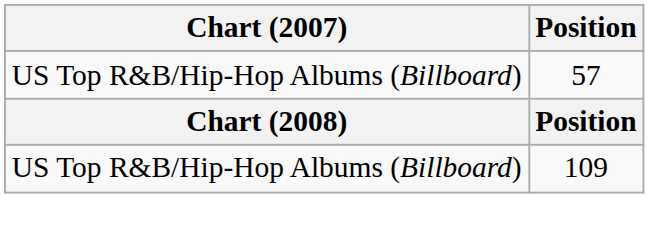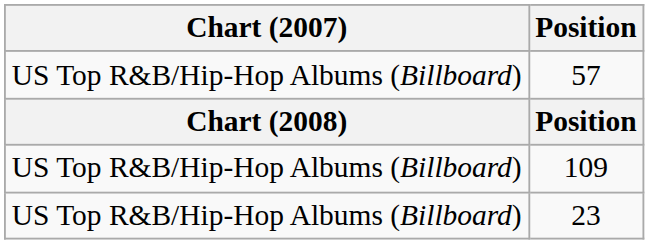+ row: (586, 214)
